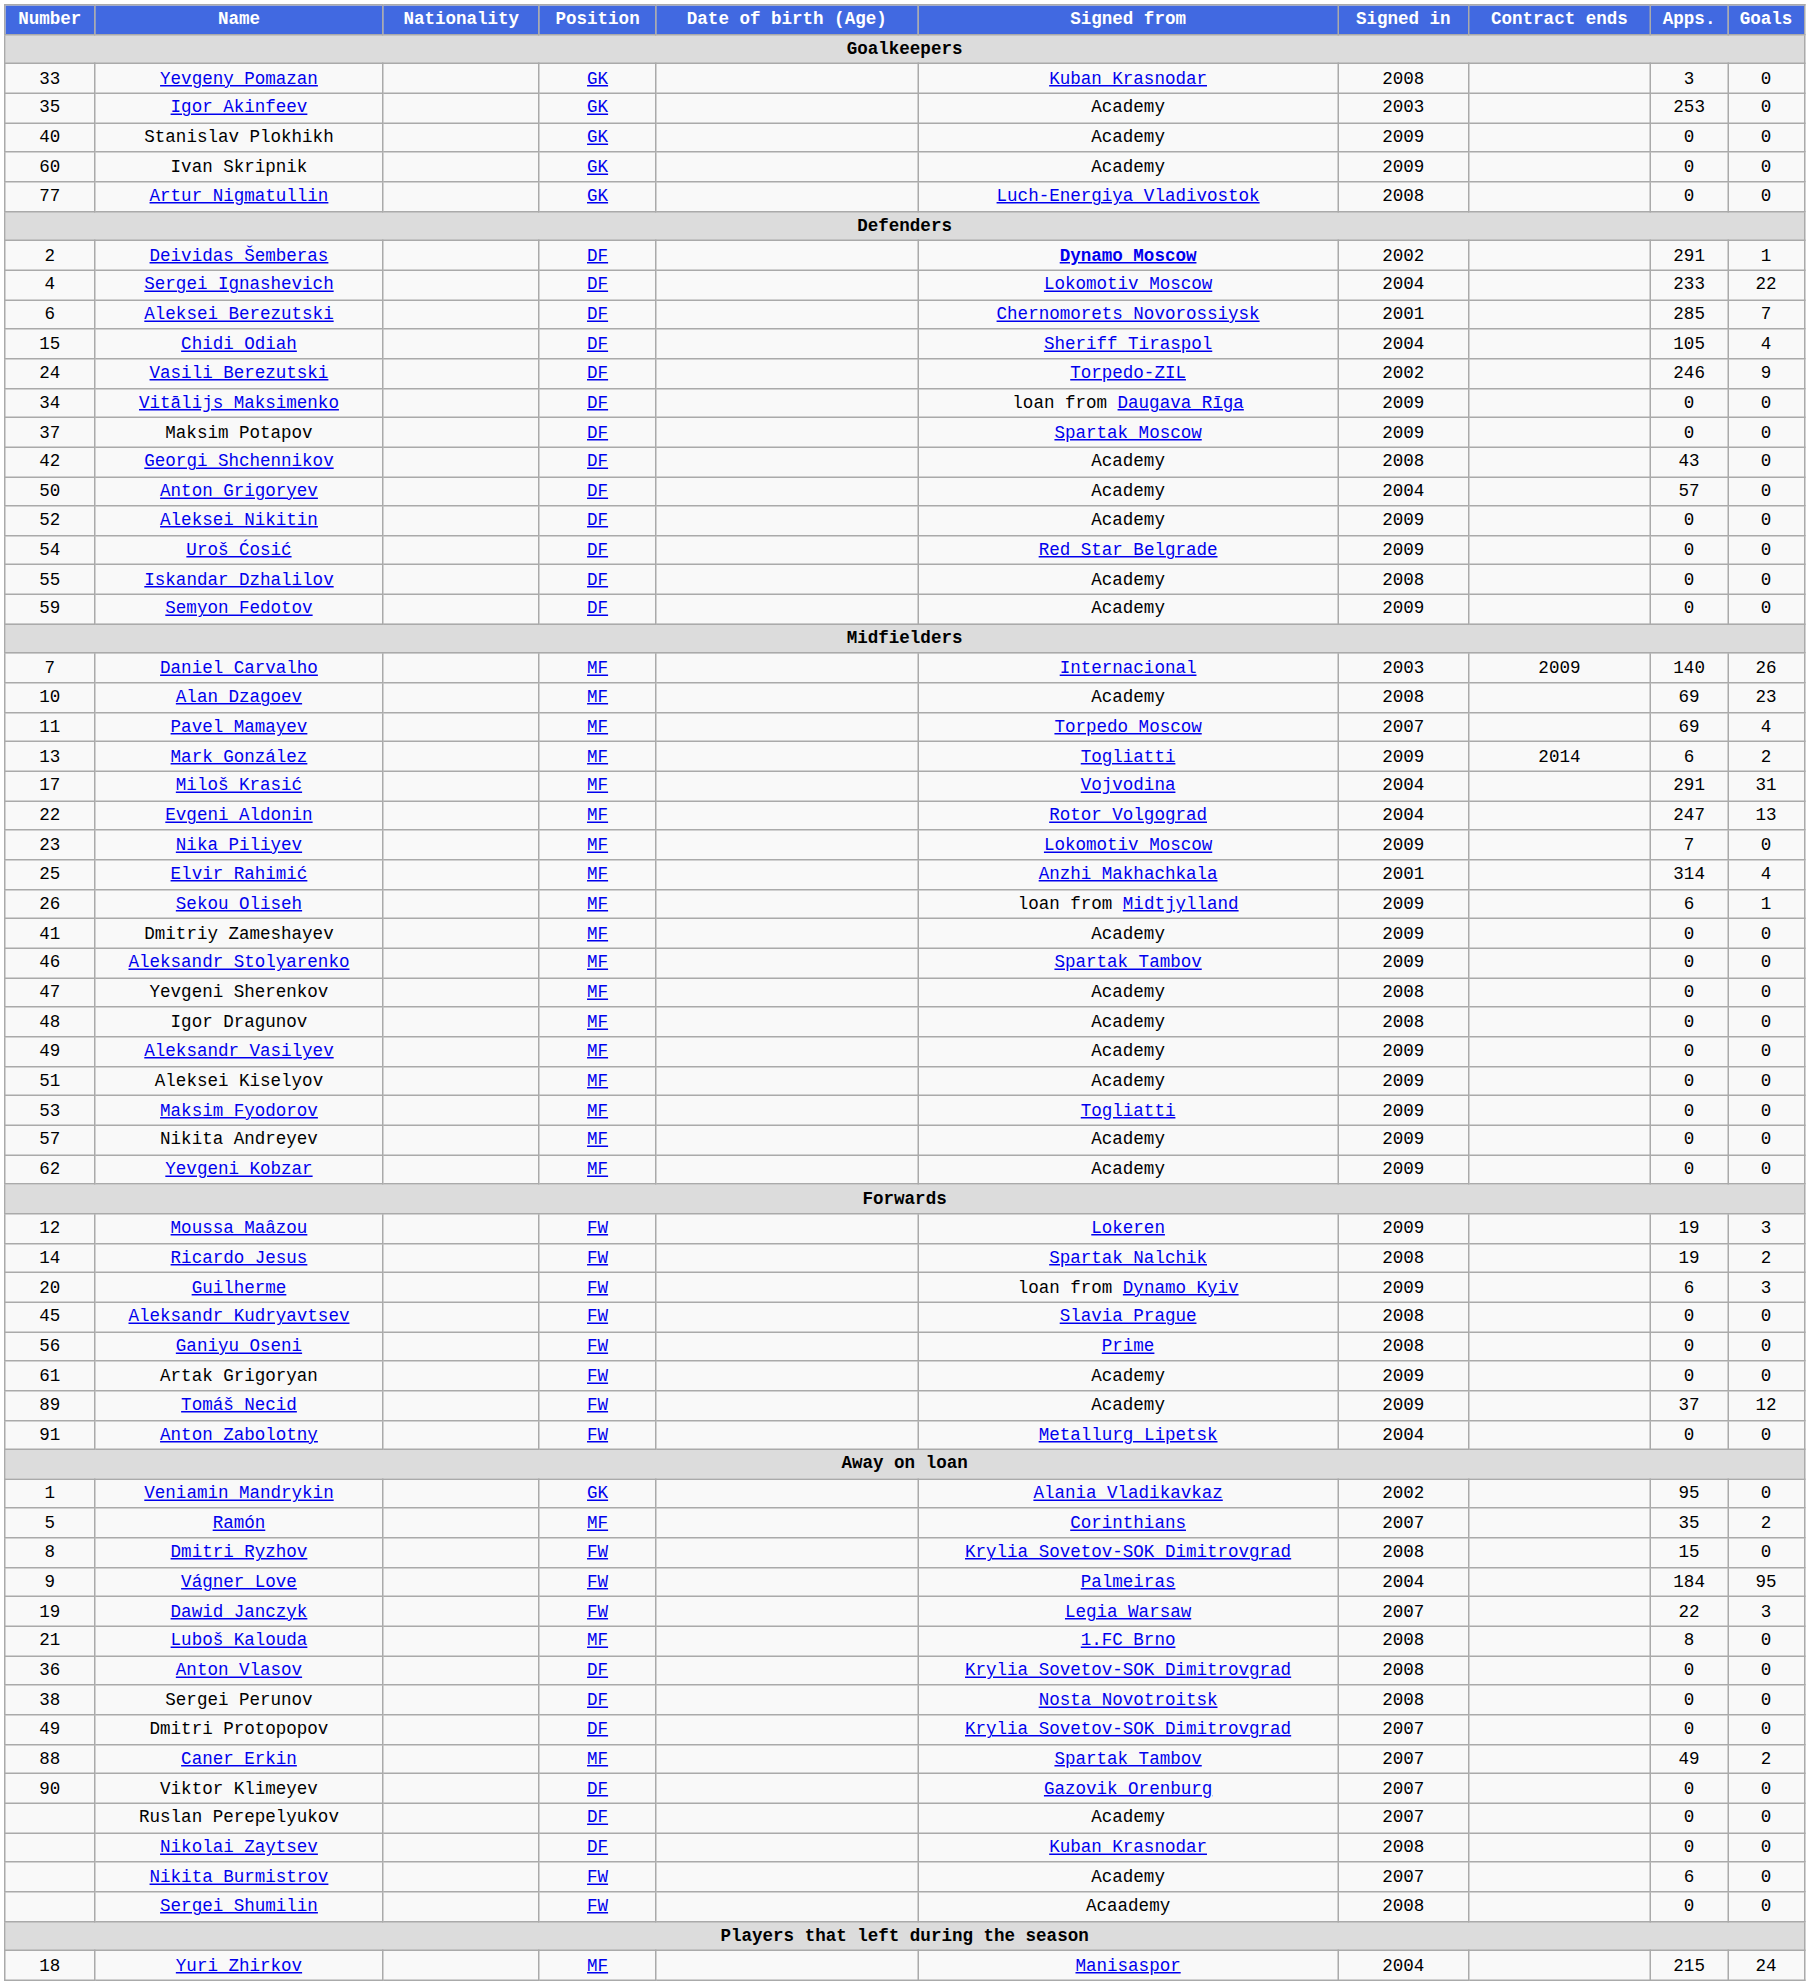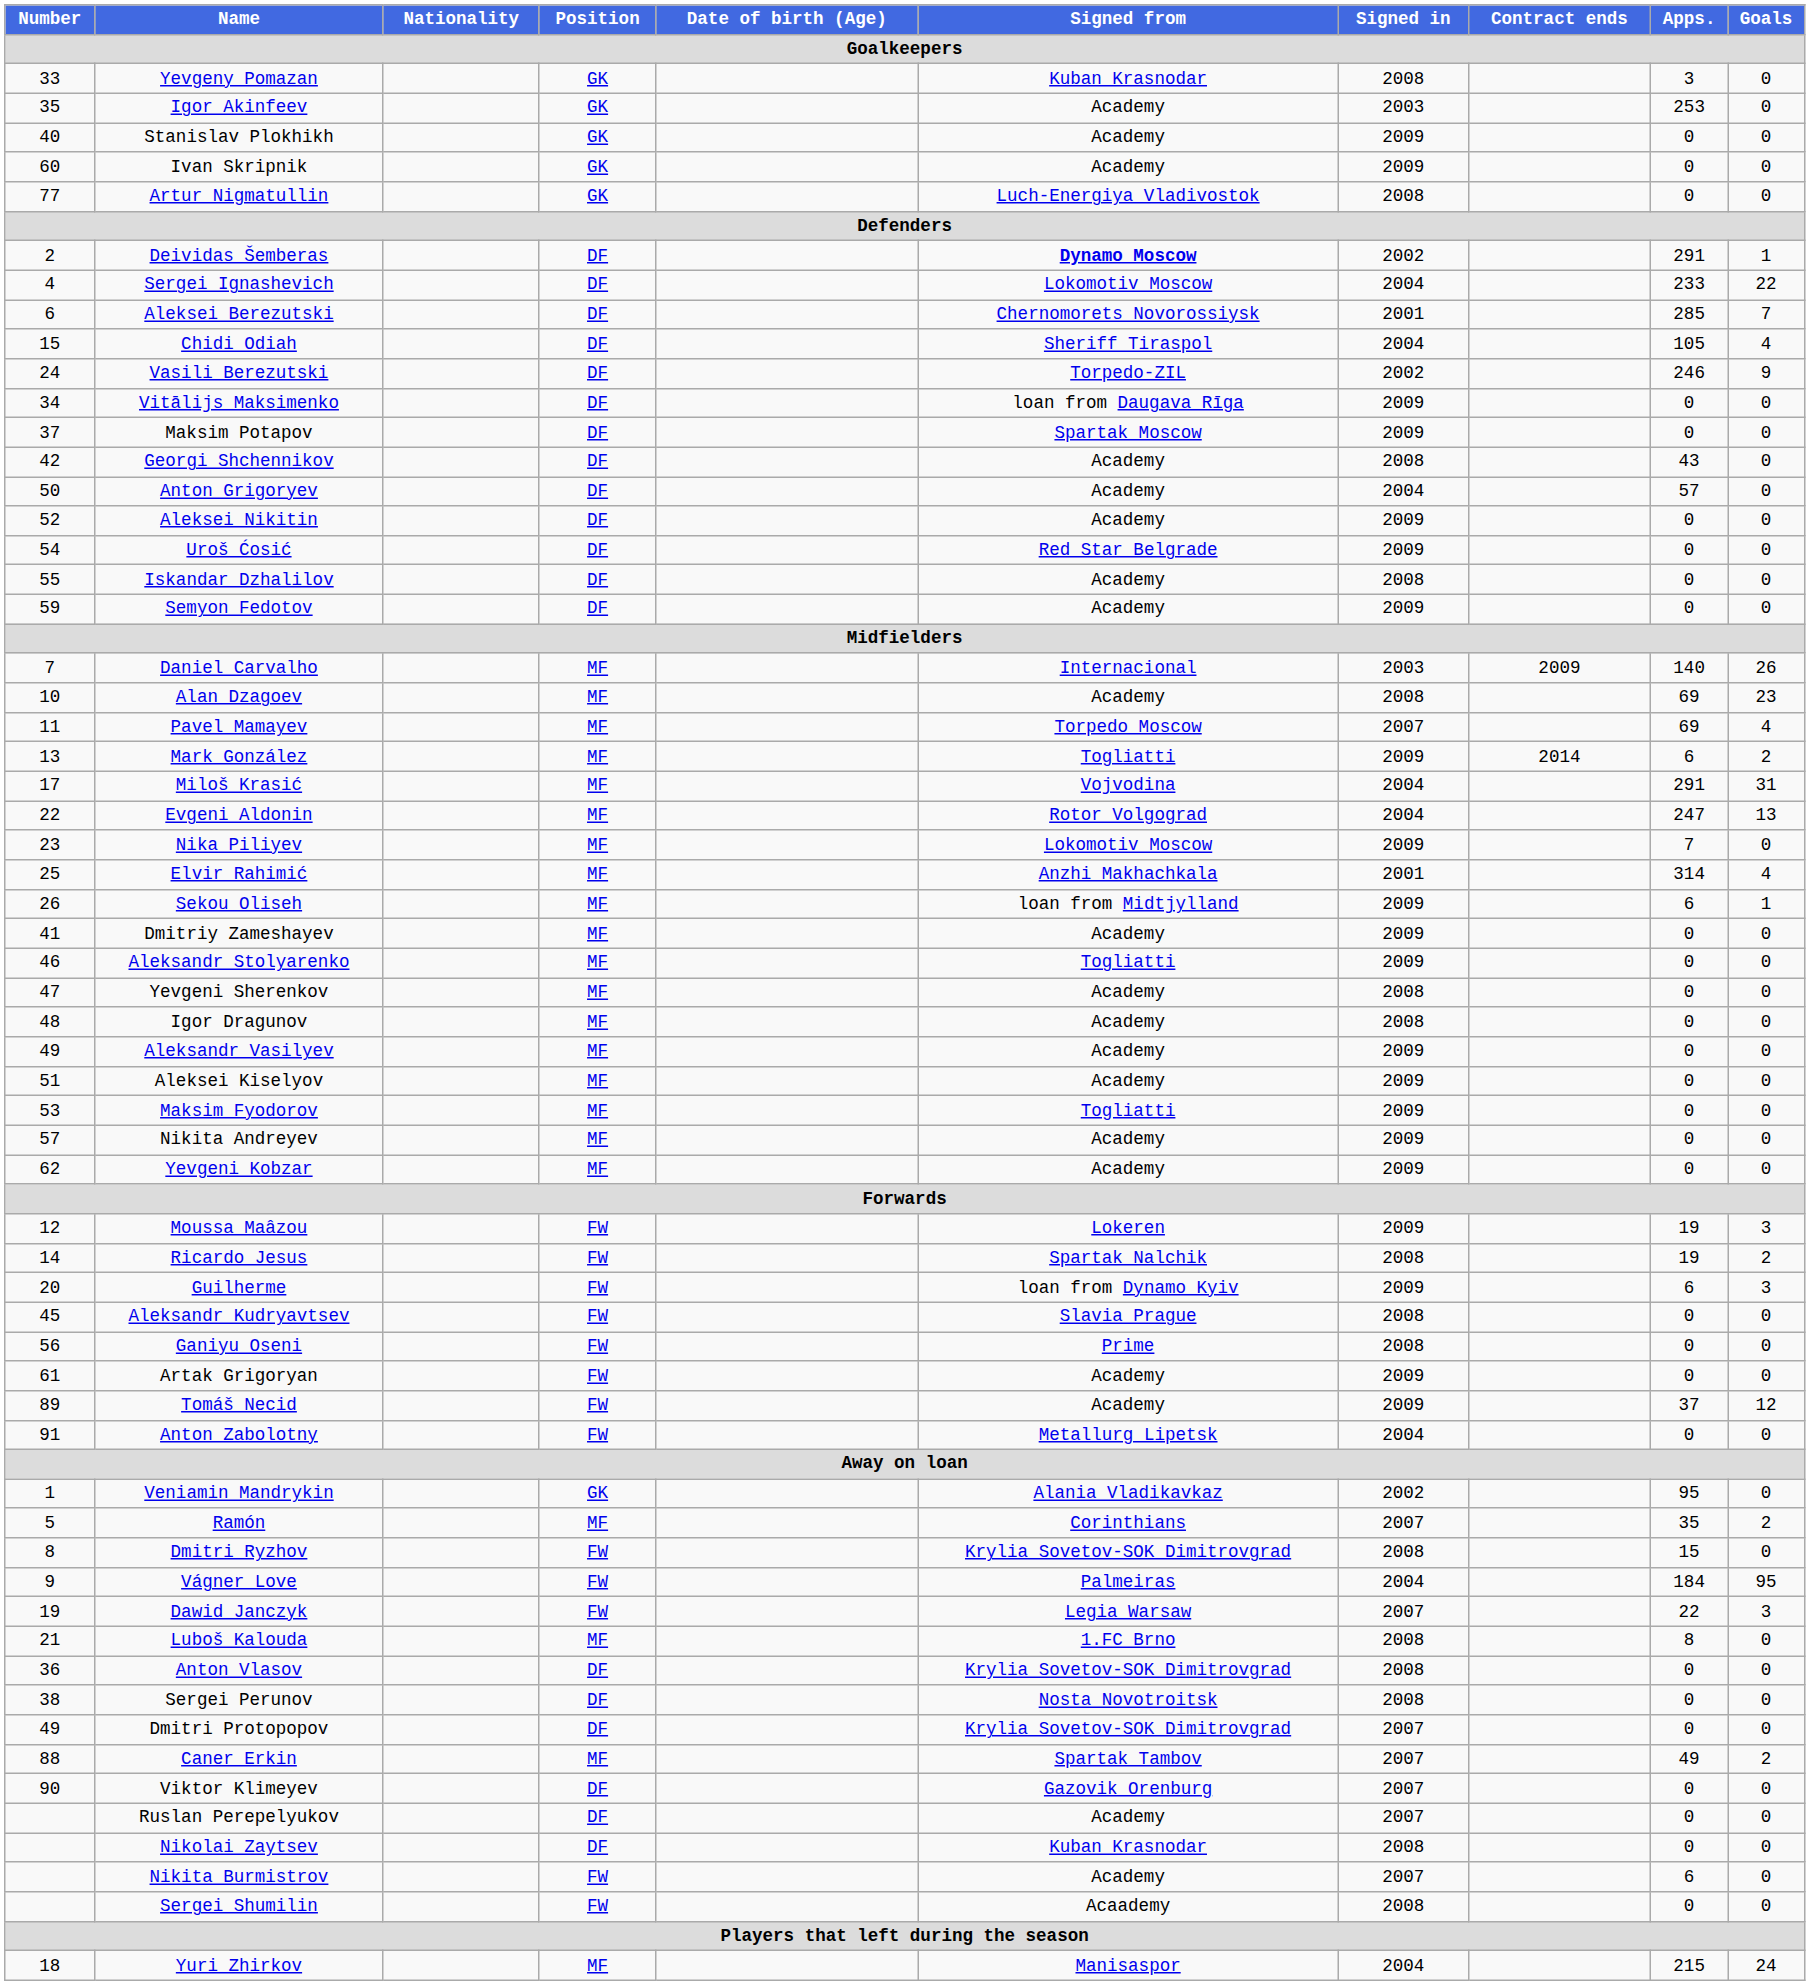(1128, 963) Spartak Tambov -> (1128, 963) Togliatti
